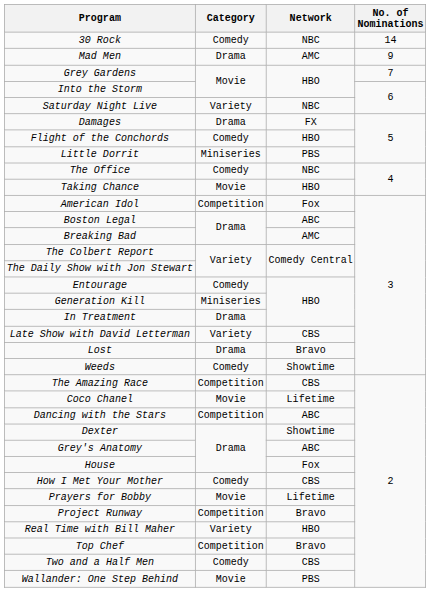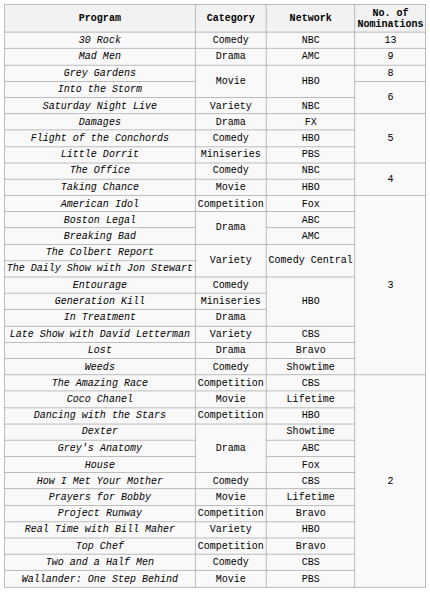(391, 40) 14 -> (391, 40) 13
(391, 73) 7 -> (391, 73) 8
(311, 416) ABC -> (311, 416) HBO
